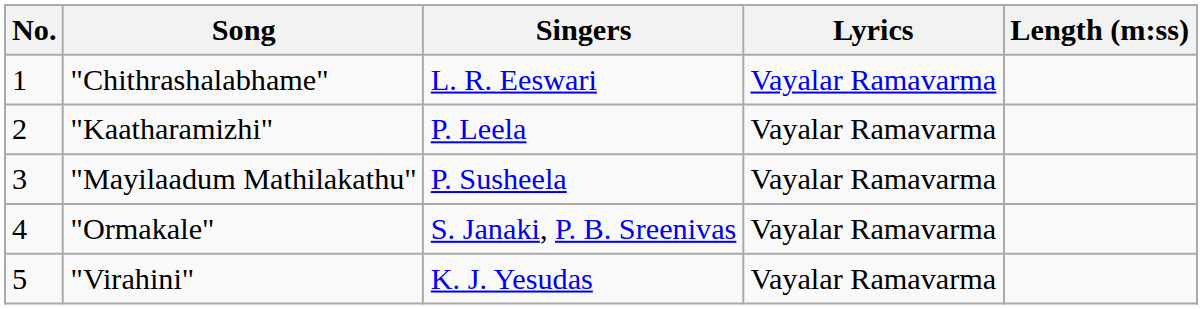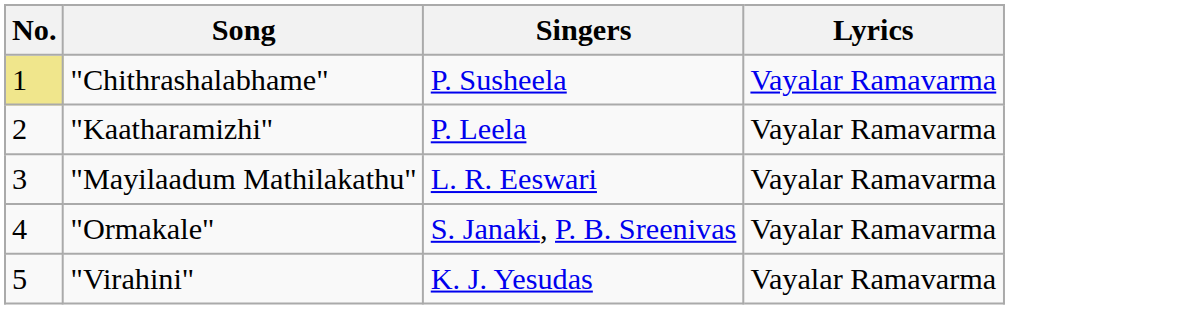- column: (1100, 29)
(20, 79) no background -> (20, 79) khaki background
(514, 79) L. R. Eeswari -> (499, 79) P. Susheela
(499, 179) P. Susheela -> (514, 179) L. R. Eeswari
